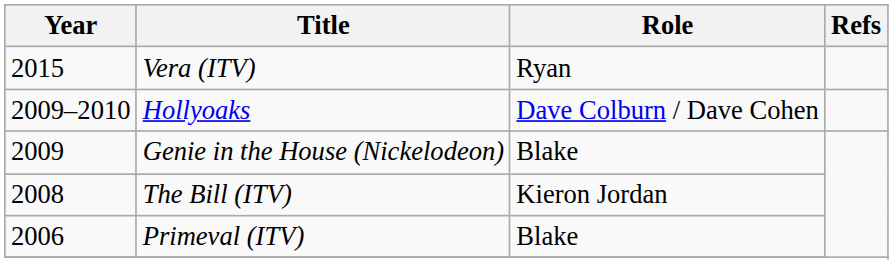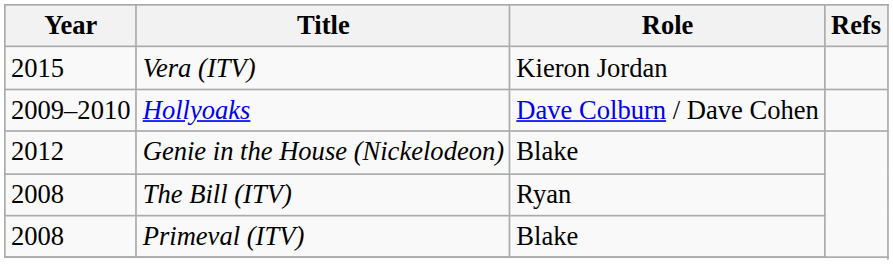(544, 67) Ryan -> (592, 67) Kieron Jordan
(38, 151) 2009 -> (38, 151) 2012
(592, 194) Kieron Jordan -> (544, 194) Ryan
(38, 236) 2006 -> (38, 236) 2008
